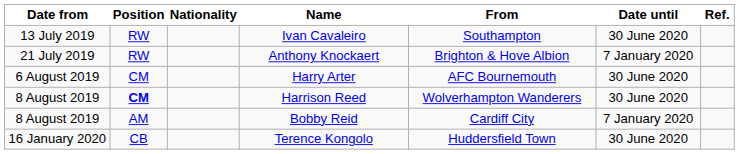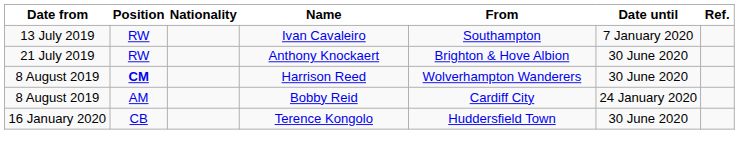(648, 36) 30 June 2020 -> (648, 36) 7 January 2020
(648, 57) 7 January 2020 -> (648, 57) 30 June 2020
- row: (324, 77)
(648, 119) 7 January 2020 -> (648, 98) 24 January 2020
